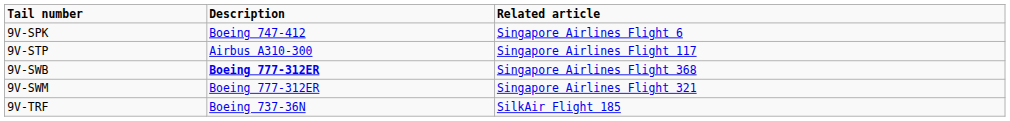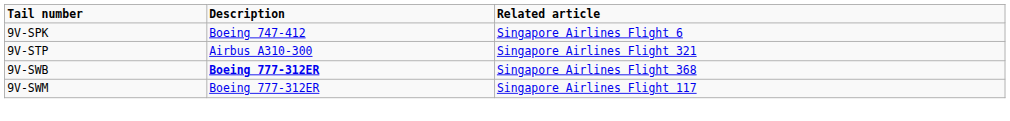(597, 51) Singapore Airlines Flight 117 -> (597, 51) Singapore Airlines Flight 321
(597, 88) Singapore Airlines Flight 321 -> (597, 88) Singapore Airlines Flight 117
- row: (28, 107)
